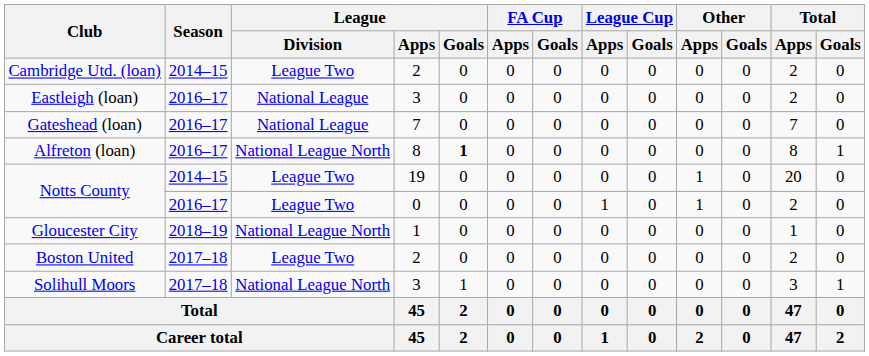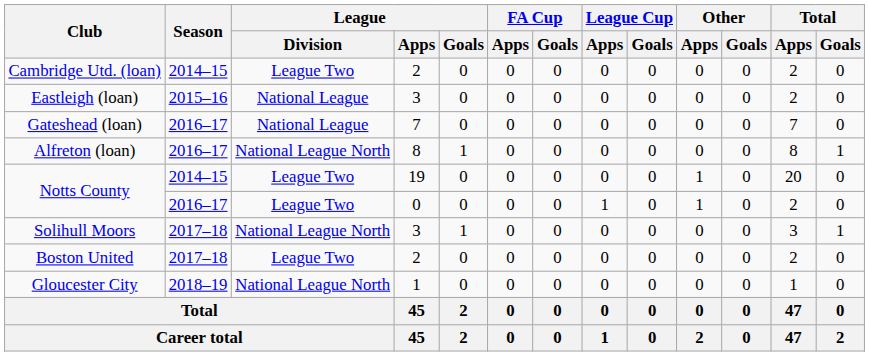(198, 97) 2016–17 -> (198, 97) 2015–16
(464, 151) bold -> (464, 151) normal
rows swapped: (85, 284) <-> (85, 230)
